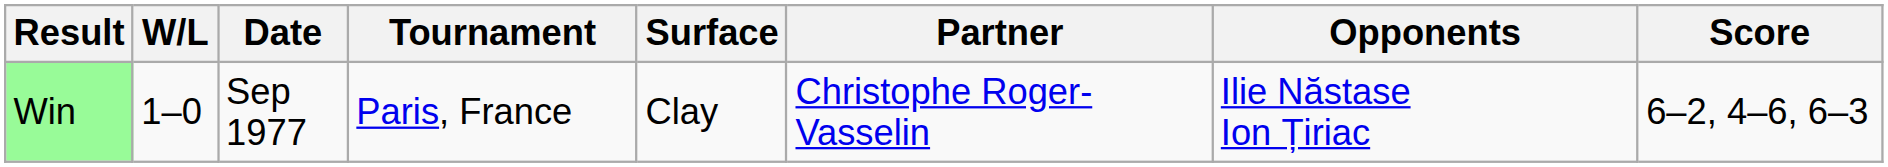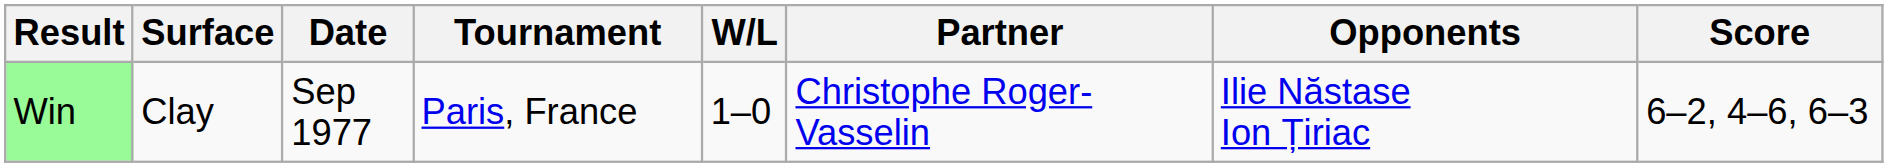columns swapped: (175, 33) <-> (712, 33)
